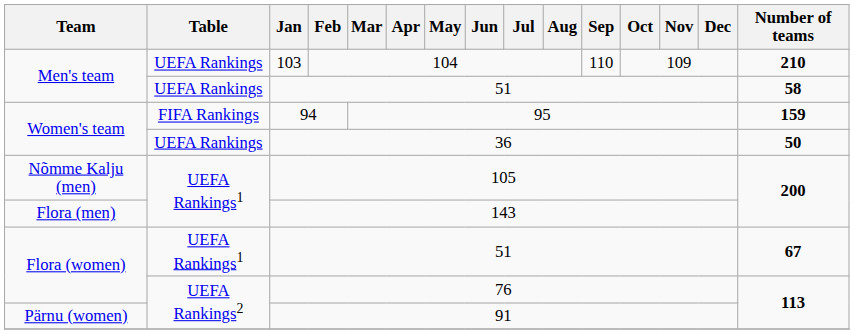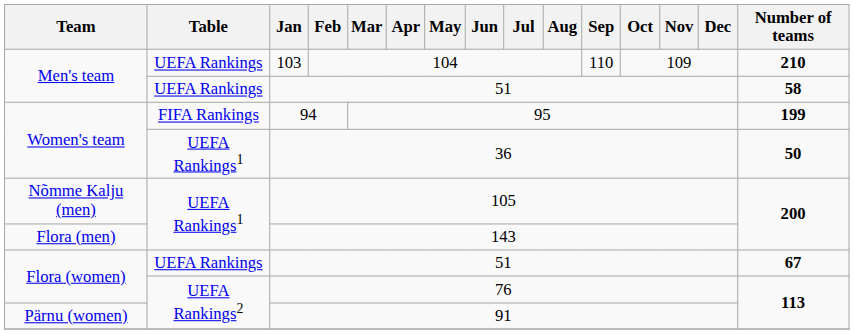(793, 115) 159 -> (793, 115) 199
(208, 141) UEFA Rankings -> (208, 153) UEFA Rankings1
(208, 251) UEFA Rankings1 -> (208, 263) UEFA Rankings
